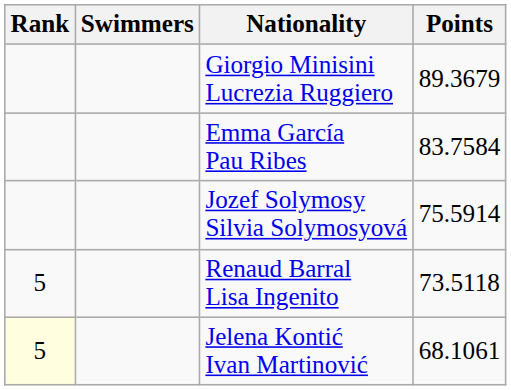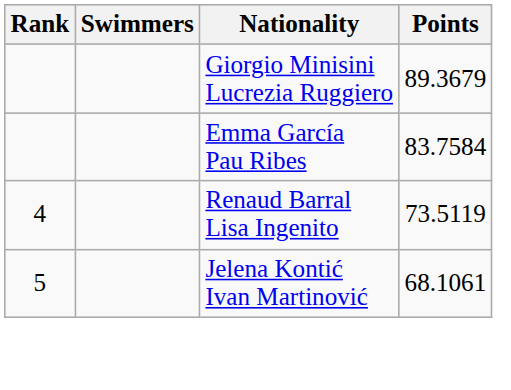- row: (306, 214)
(40, 282) 5 -> (40, 214) 4
(459, 282) 73.5118 -> (445, 214) 73.5119
(40, 350) lightyellow background -> (40, 282) no background
